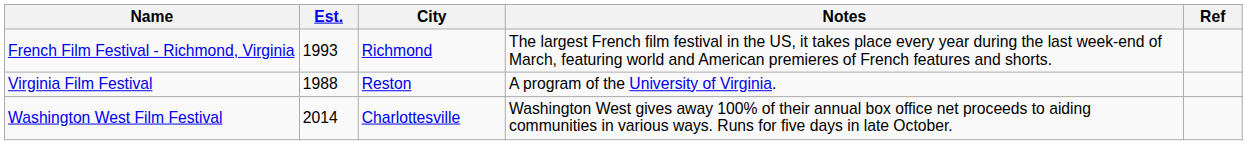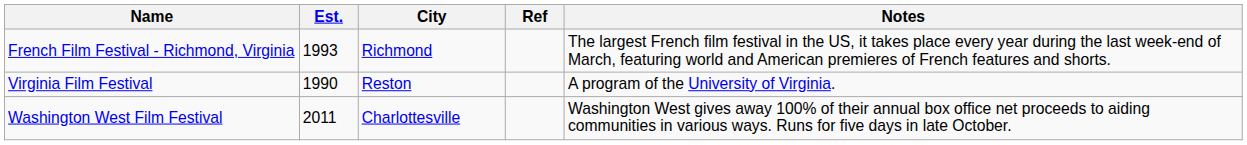columns swapped: (844, 16) <-> (1213, 16)
(320, 84) 1988 -> (320, 84) 1990
(320, 117) 2014 -> (320, 117) 2011
